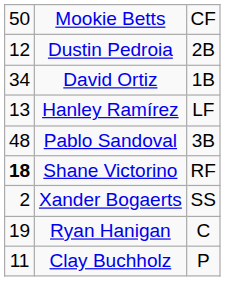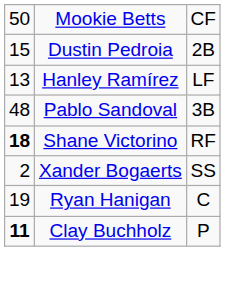(20, 49) 12 -> (20, 49) 15
- row: (110, 79)
(20, 261) normal -> (20, 230) bold
